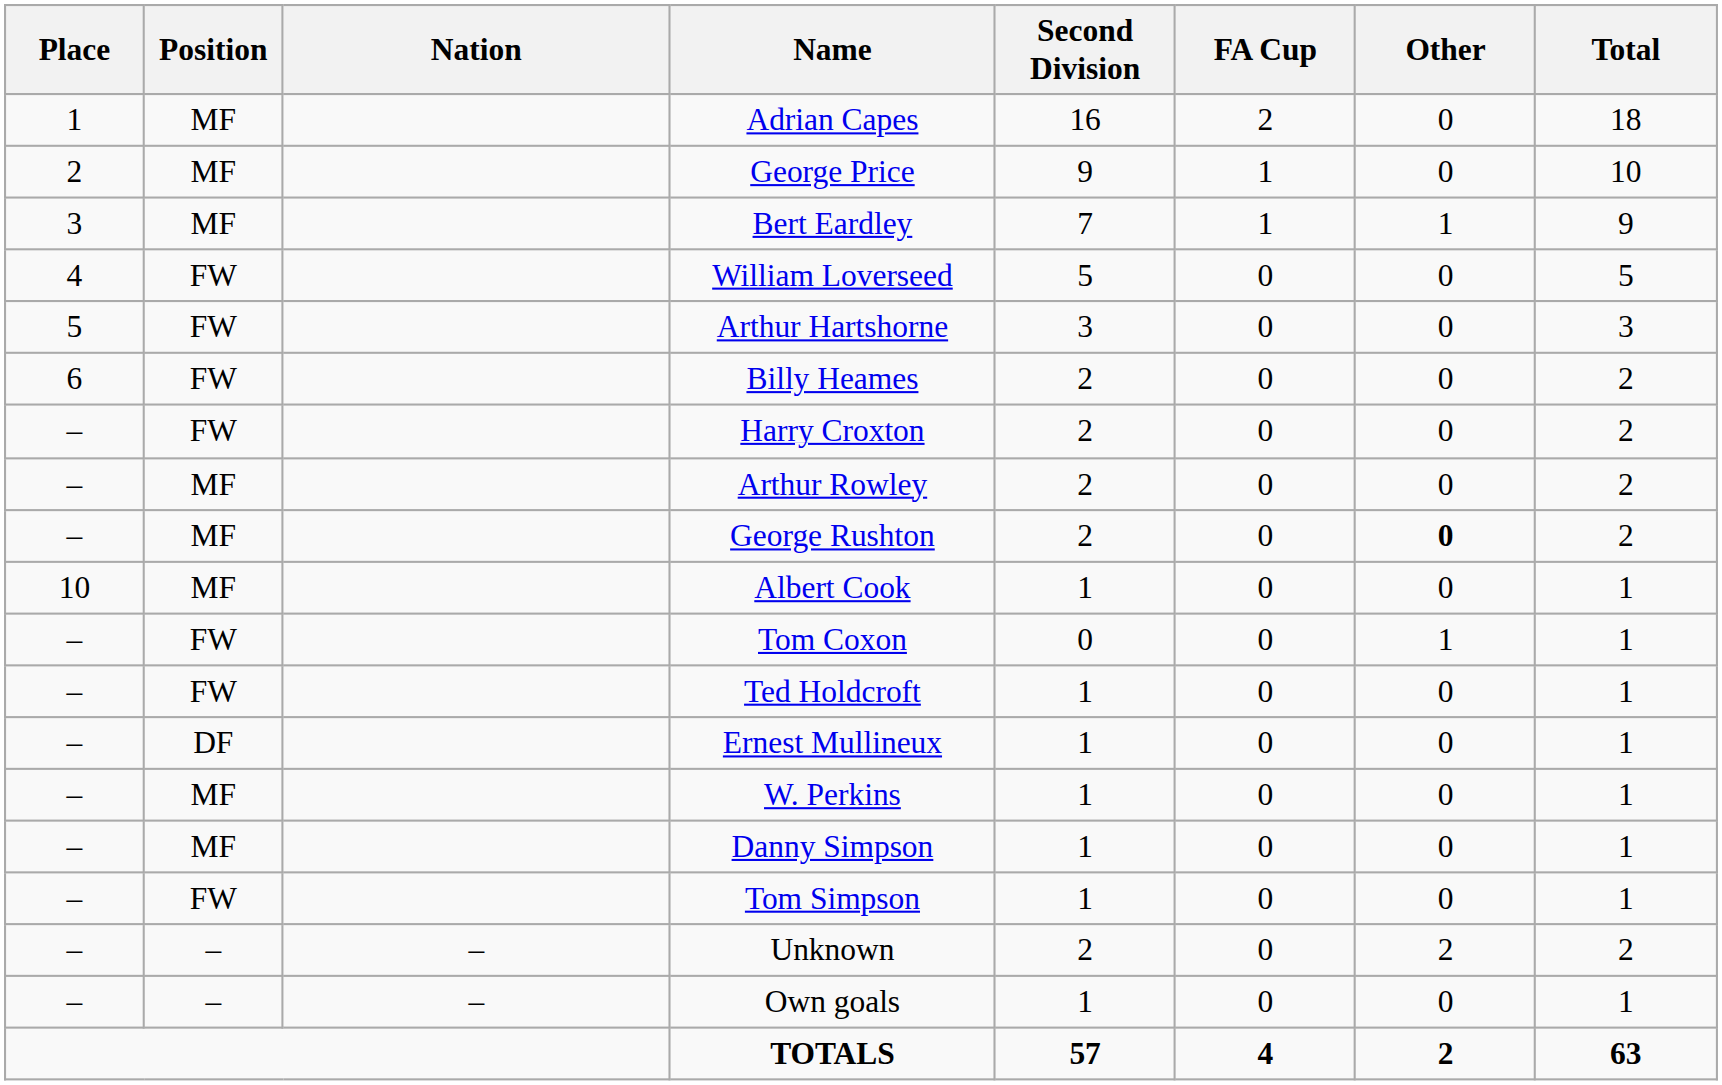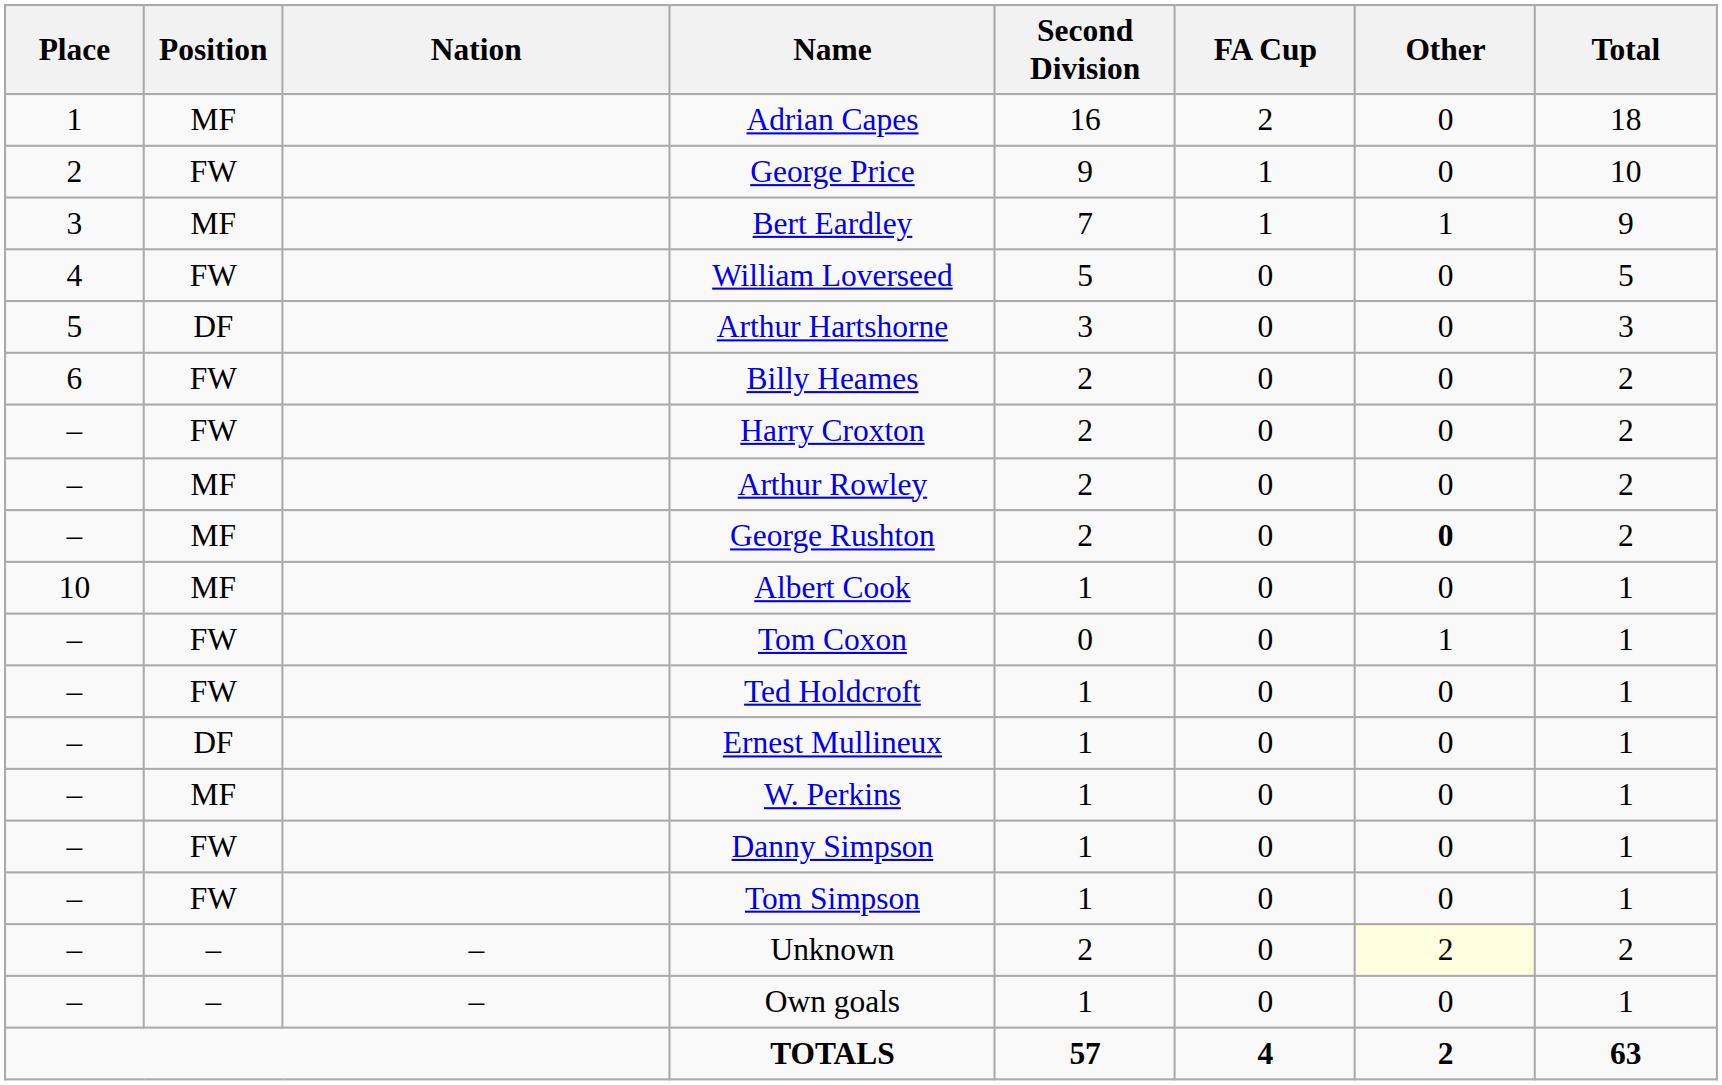(213, 171) MF -> (213, 171) FW
(213, 327) FW -> (213, 327) DF
(213, 846) MF -> (213, 846) FW
(1446, 949) no background -> (1446, 949) lightyellow background
